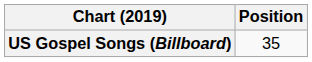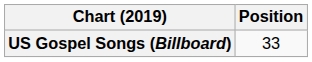(271, 43) 35 -> (271, 43) 33
